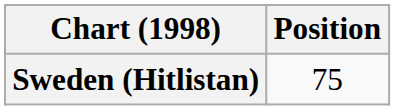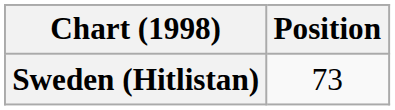(327, 78) 75 -> (327, 78) 73
